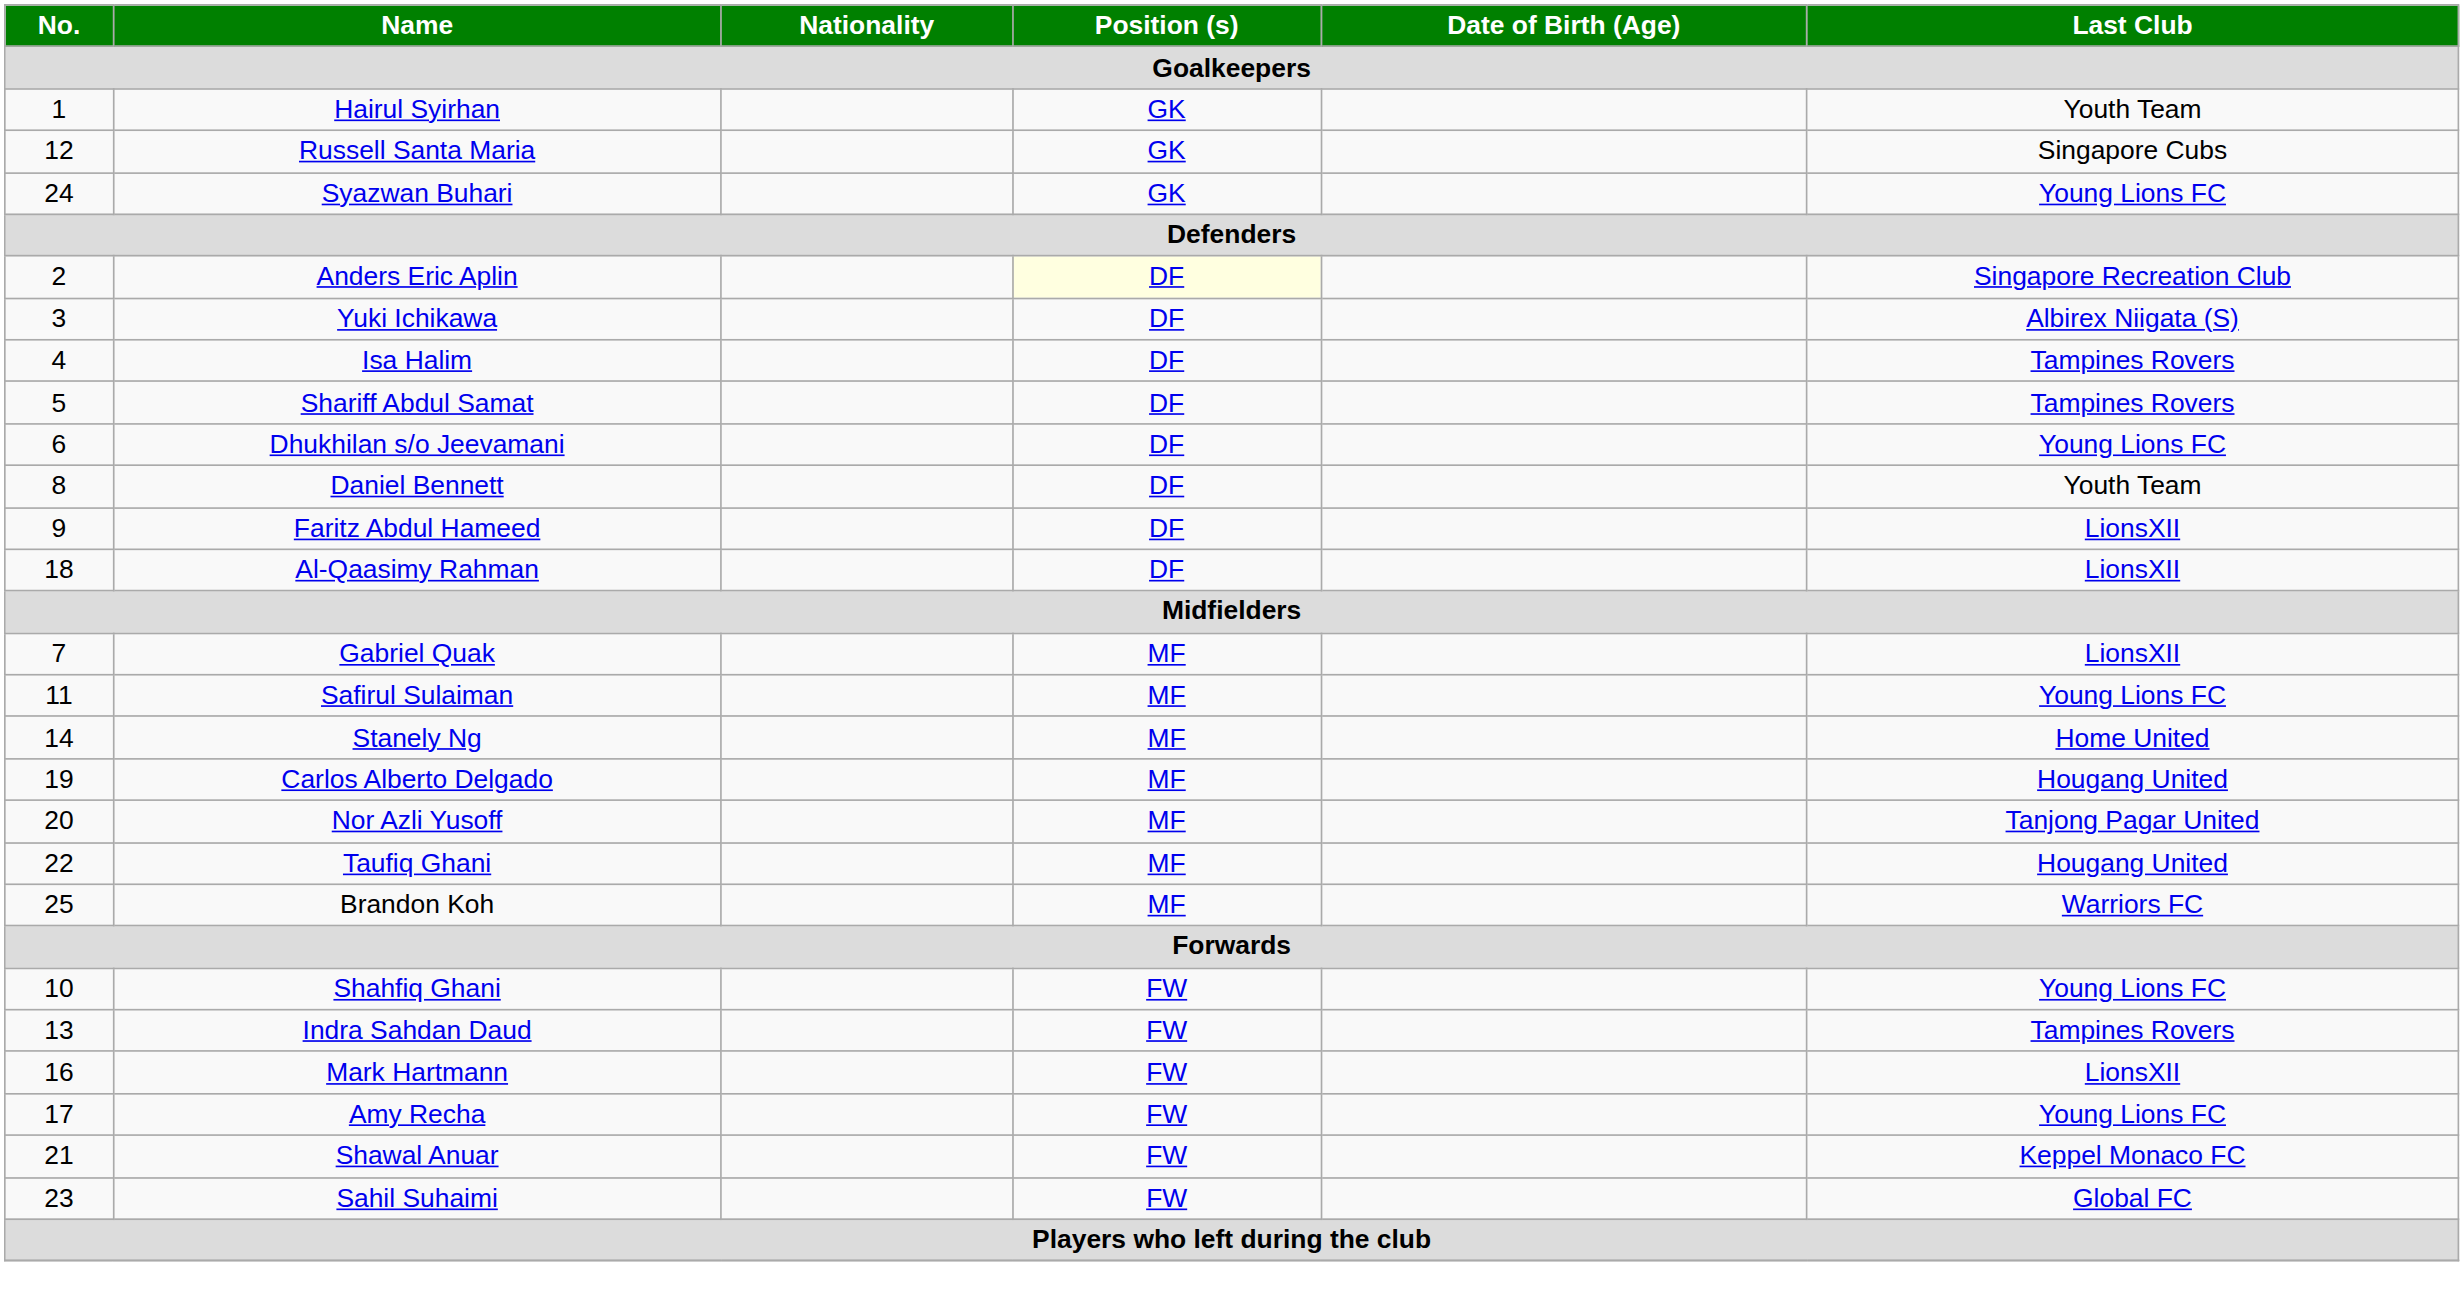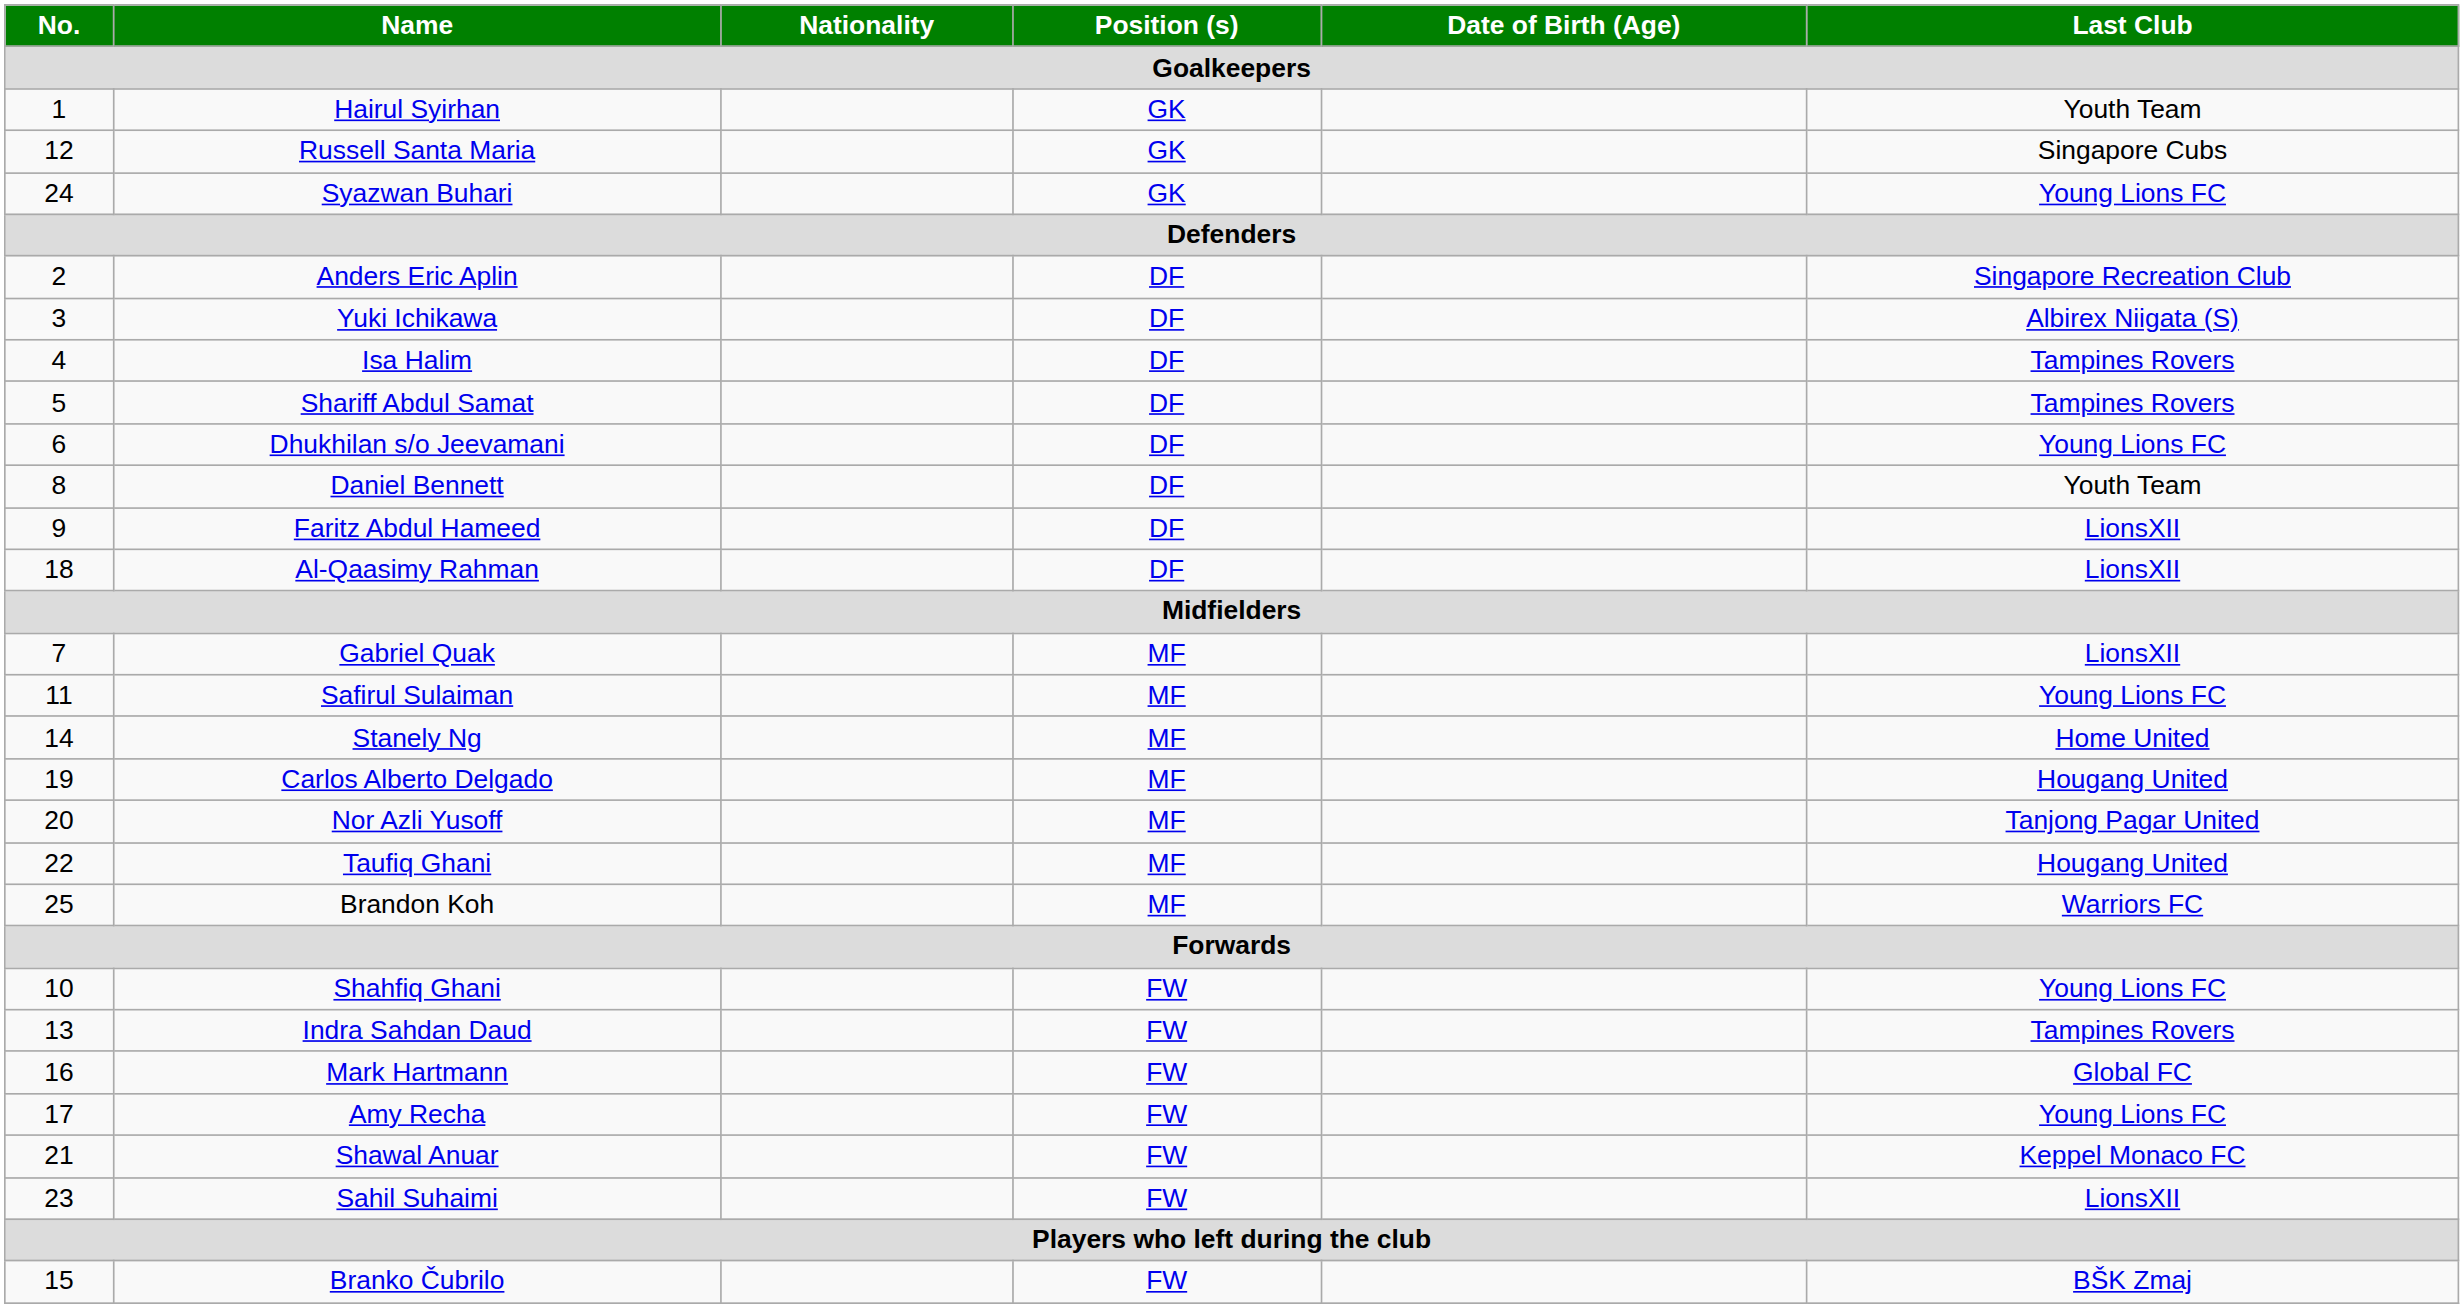(1167, 276) lightyellow background -> (1167, 276) no background
(2132, 1072) LionsXII -> (2132, 1072) Global FC
(2132, 1197) Global FC -> (2132, 1197) LionsXII
+ row: (417, 1281)
